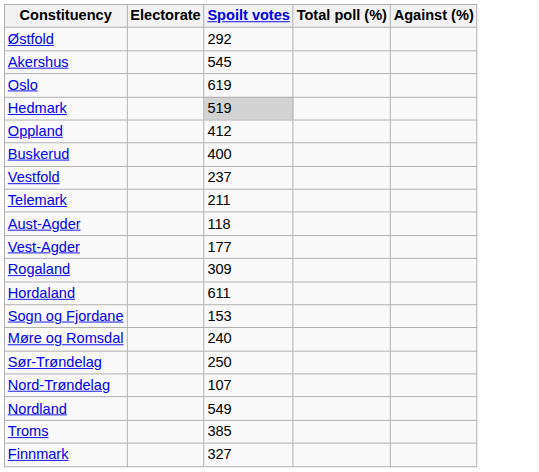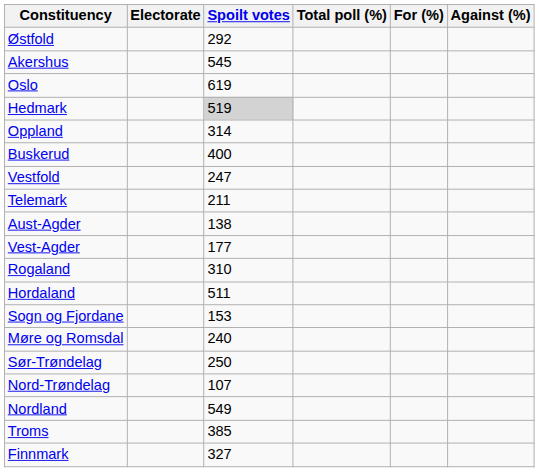+ column: (419, 16)
(220, 131) 412 -> (220, 131) 314
(220, 177) 237 -> (220, 177) 247
(219, 223) 118 -> (220, 223) 138
(220, 270) 309 -> (220, 270) 310
(219, 293) 611 -> (219, 293) 511
